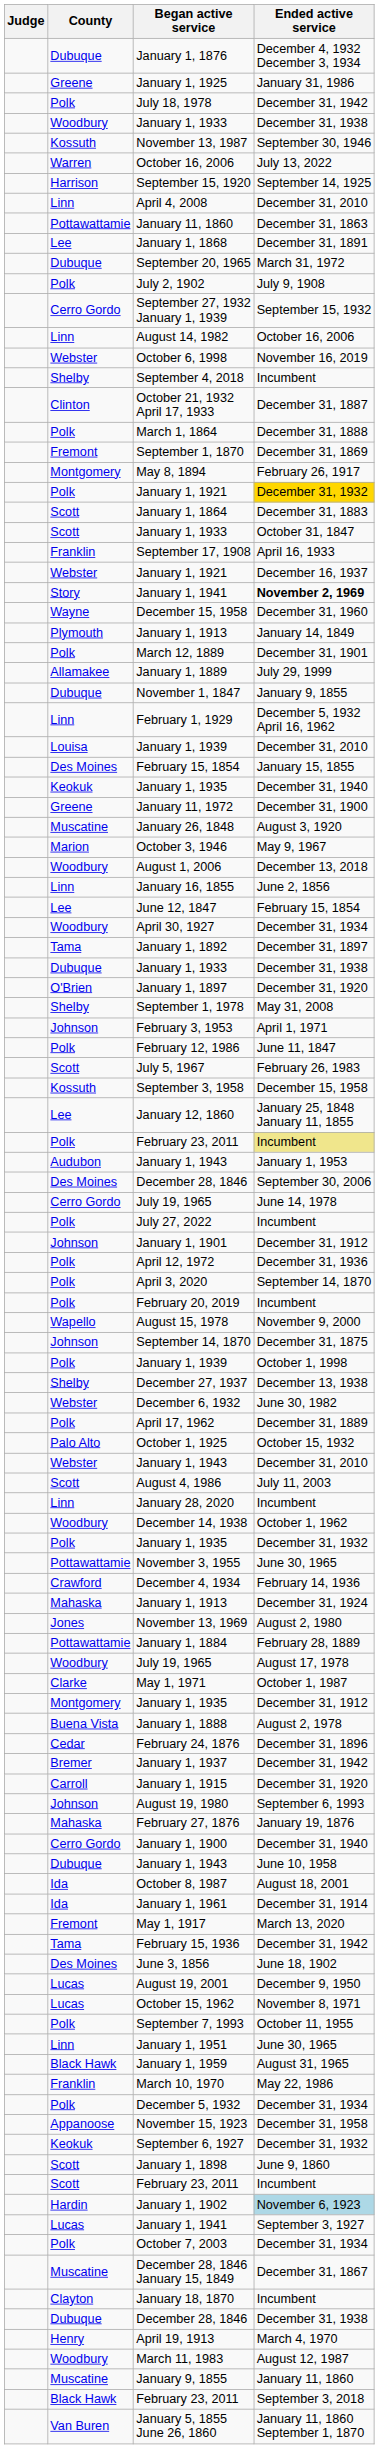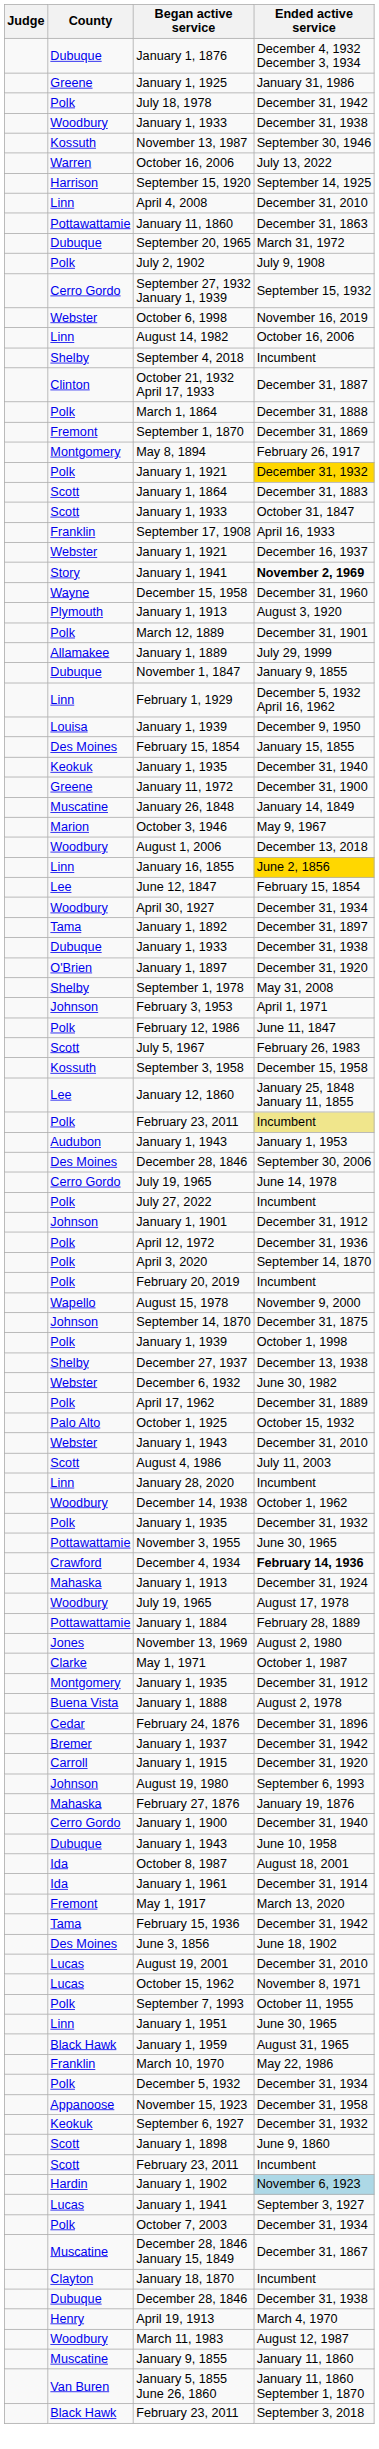- row: (61, 243)
rows swapped: (74, 357) <-> (62, 337)
(306, 632) January 14, 1849 -> (299, 612) August 3, 1920
(312, 747) December 31, 2010 -> (309, 727) December 9, 1950
(299, 827) August 3, 1920 -> (306, 807) January 14, 1849
(293, 887) no background -> (293, 867) gold background
(308, 1583) normal -> (310, 1563) bold
rows swapped: (79, 1663) <-> (67, 1623)
(309, 1984) December 9, 1950 -> (312, 1964) December 31, 2010
rows swapped: (80, 2426) <-> (83, 2399)
